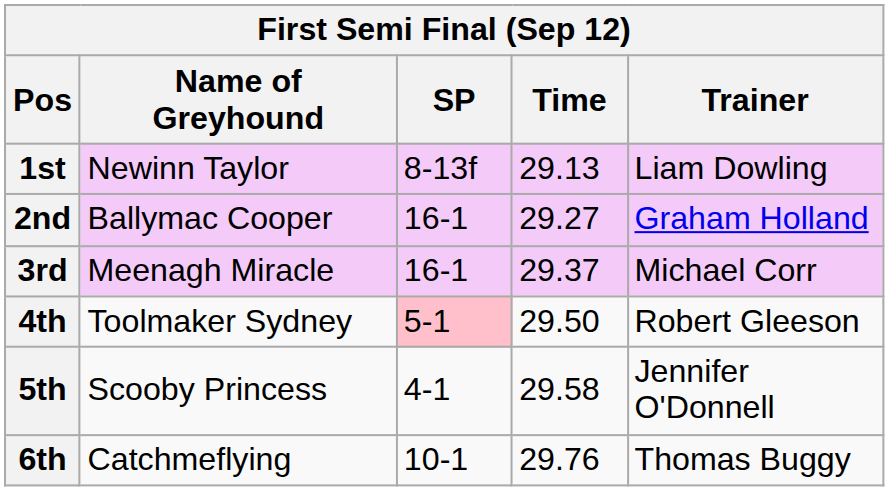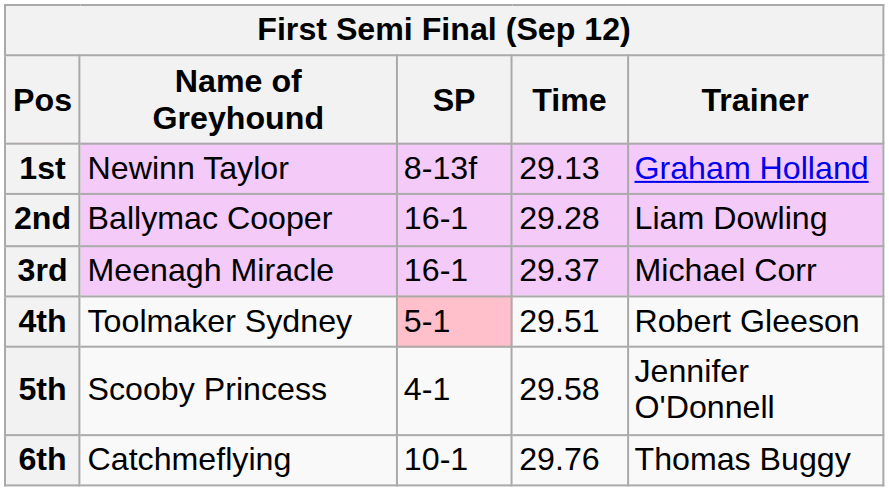(731, 168) Liam Dowling -> (752, 168) Graham Holland
(559, 219) 29.27 -> (559, 219) 29.28
(752, 219) Graham Holland -> (731, 219) Liam Dowling
(559, 321) 29.50 -> (559, 321) 29.51
